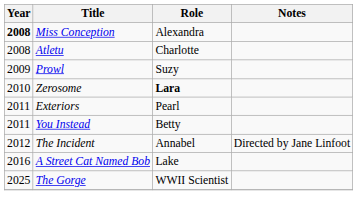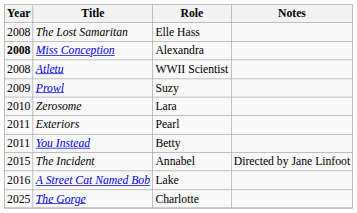+ row: (82, 32)
(177, 50) Charlotte -> (192, 69) WWII Scientist
(168, 87) bold -> (166, 106) normal
(19, 143) 2012 -> (19, 161) 2015
(192, 180) WWII Scientist -> (177, 198) Charlotte
